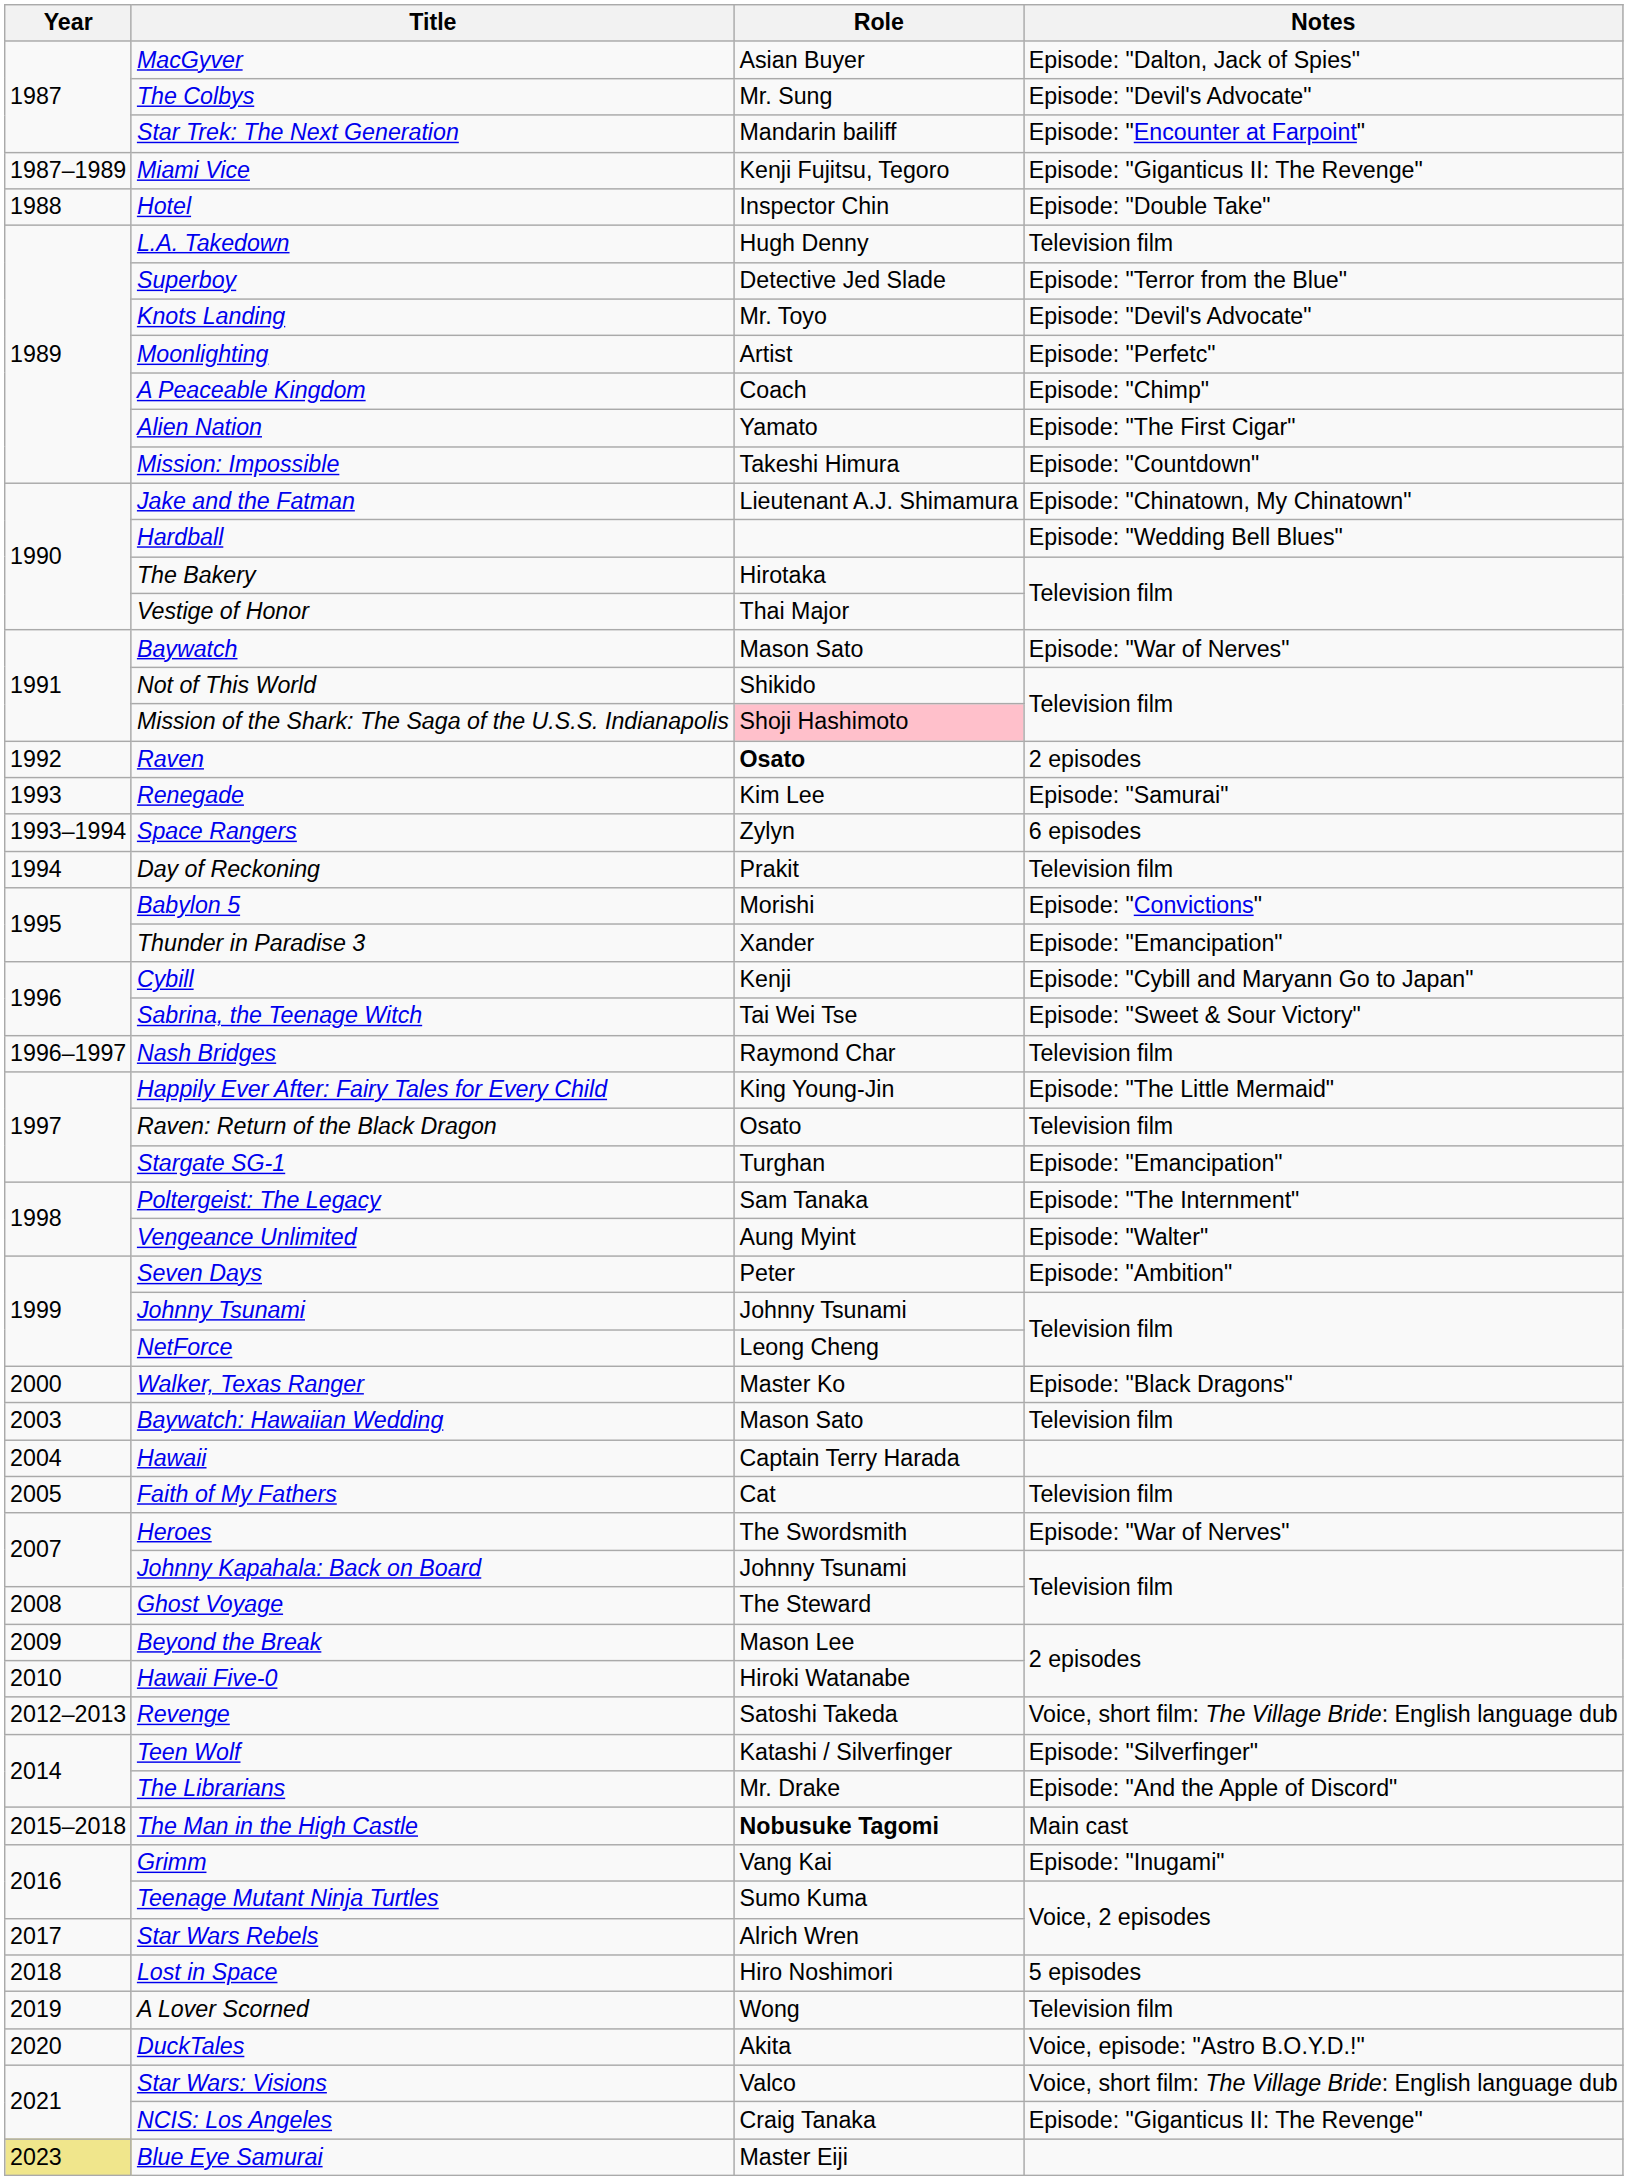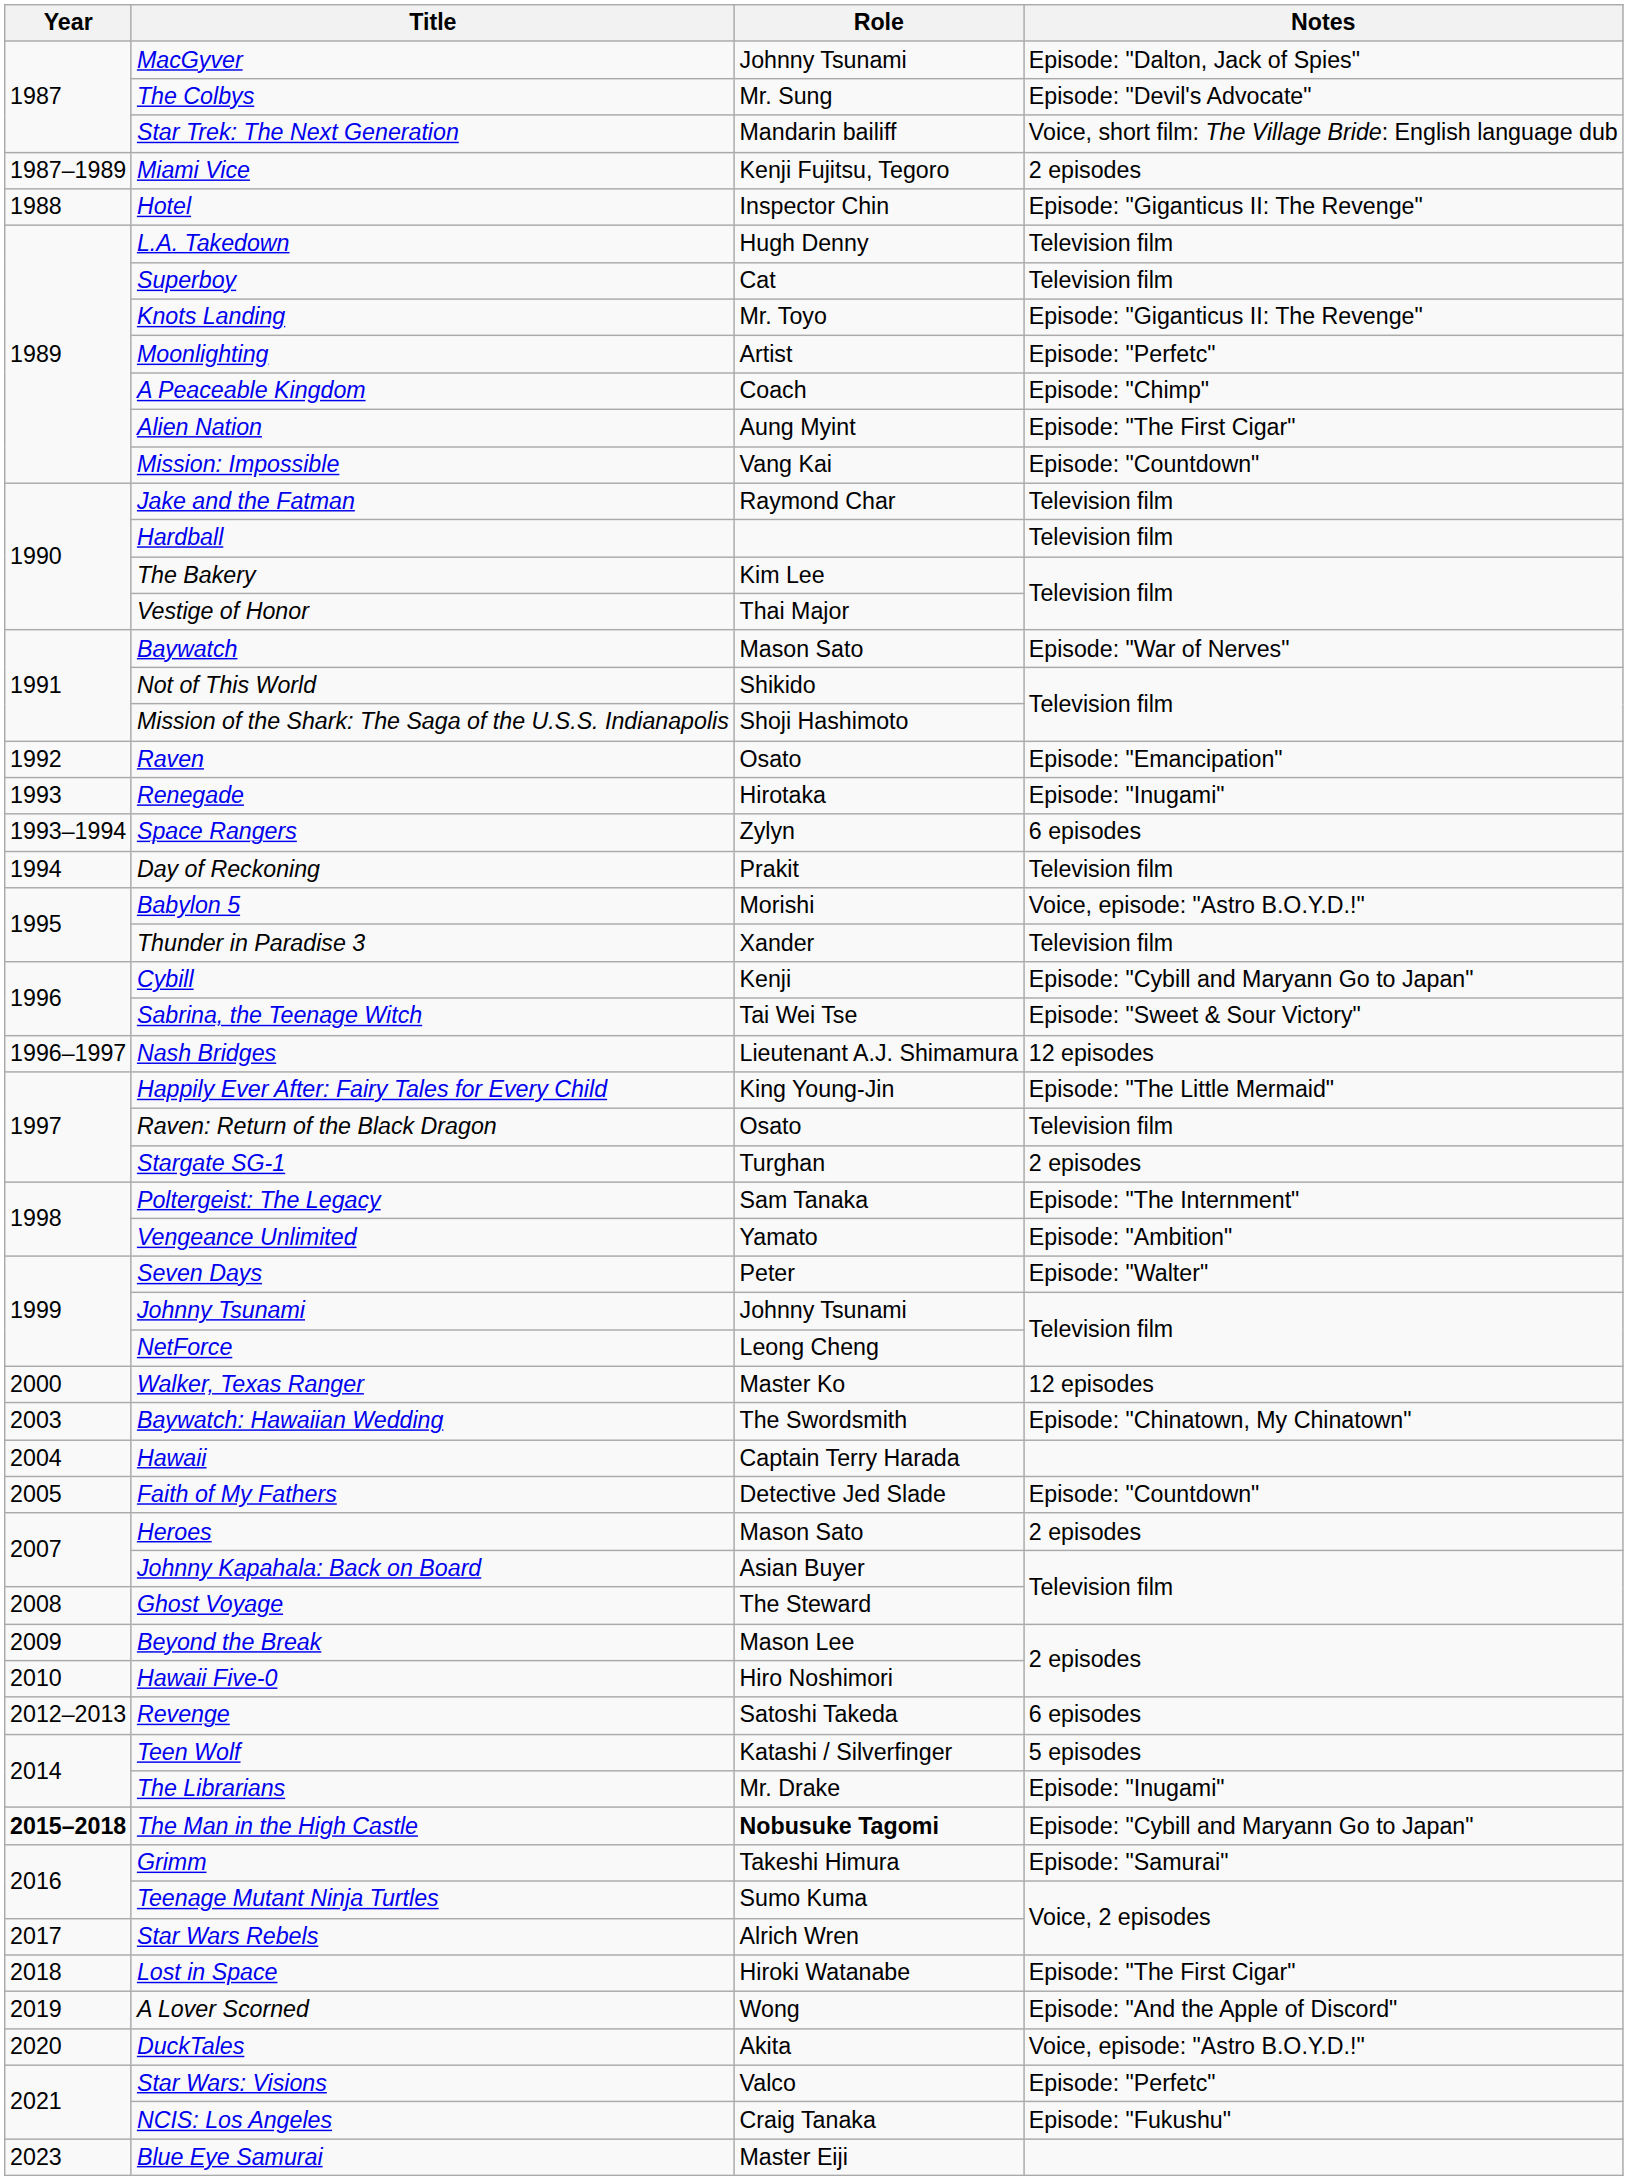(802, 59) Asian Buyer -> (823, 59) Johnny Tsunami
(1197, 133) Episode: "Encounter at Farpoint" -> (1323, 133) Voice, short film: The Village Bride: English language dub
(1226, 170) Episode: "Giganticus II: The Revenge" -> (1085, 170) 2 episodes
(1150, 206) Episode: "Double Take" -> (1226, 206) Episode: "Giganticus II: The Revenge"
(843, 280) Detective Jed Slade -> (758, 280) Cat
(1188, 280) Episode: "Terror from the Blue" -> (1101, 280) Television film
(1170, 317) Episode: "Devil's Advocate" -> (1226, 317) Episode: "Giganticus II: The Revenge"
(779, 427) Yamato -> (798, 427) Aung Myint
(819, 464) Takeshi Himura -> (786, 464) Vang Kai
(879, 501) Lieutenant A.J. Shimamura -> (818, 501) Raymond Char
(1220, 501) Episode: "Chinatown, My Chinatown" -> (1101, 501) Television film
(1186, 538) Episode: "Wedding Bell Blues" -> (1101, 538) Television film
(783, 574) Hirotaka -> (782, 574) Kim Lee
(824, 721) pink background -> (824, 721) no background
(772, 758) bold -> (770, 758) normal
(1085, 758) 2 episodes -> (1156, 758) Episode: "Emancipation"
(782, 795) Kim Lee -> (783, 795) Hirotaka
(1129, 795) Episode: "Samurai" -> (1127, 795) Episode: "Inugami"
(1145, 905) Episode: "Convictions" -> (1197, 905) Voice, episode: "Astro B.O.Y.D.!"
(1156, 942) Episode: "Emancipation" -> (1101, 942) Television film
(818, 1053) Raymond Char -> (879, 1053) Lieutenant A.J. Shimamura
(1101, 1053) Television film -> (1091, 1053) 12 episodes
(1156, 1163) Episode: "Emancipation" -> (1085, 1163) 2 episodes
(798, 1237) Aung Myint -> (779, 1237) Yamato
(1118, 1237) Episode: "Walter" -> (1131, 1237) Episode: "Ambition"
(1131, 1273) Episode: "Ambition" -> (1118, 1273) Episode: "Walter"
(1161, 1384) Episode: "Black Dragons" -> (1091, 1384) 12 episodes
(801, 1421) Mason Sato -> (823, 1421) The Swordsmith
(1101, 1421) Television film -> (1220, 1421) Episode: "Chinatown, My Chinatown"
(758, 1494) Cat -> (843, 1494) Detective Jed Slade
(1101, 1494) Television film -> (1144, 1494) Episode: "Countdown"
(823, 1531) The Swordsmith -> (801, 1531) Mason Sato
(1159, 1531) Episode: "War of Nerves" -> (1085, 1531) 2 episodes
(823, 1568) Johnny Tsunami -> (802, 1568) Asian Buyer
(825, 1678) Hiroki Watanabe -> (816, 1678) Hiro Noshimori
(1323, 1715) Voice, short film: The Village Bride: English language dub -> (1085, 1715) 6 episodes
(1143, 1752) Episode: "Silverfinger" -> (1085, 1752) 5 episodes
(1213, 1788) Episode: "And the Apple of Discord" -> (1127, 1788) Episode: "Inugami"
(68, 1825) normal -> (68, 1825) bold
(1078, 1825) Main cast -> (1251, 1825) Episode: "Cybill and Maryann Go to Japan"
(786, 1862) Vang Kai -> (819, 1862) Takeshi Himura
(1127, 1862) Episode: "Inugami" -> (1129, 1862) Episode: "Samurai"
(816, 1972) Hiro Noshimori -> (825, 1972) Hiroki Watanabe
(1085, 1972) 5 episodes -> (1162, 1972) Episode: "The First Cigar"
(1101, 2009) Television film -> (1213, 2009) Episode: "And the Apple of Discord"
(1323, 2083) Voice, short film: The Village Bride: English language dub -> (1122, 2083) Episode: "Perfetc"
(1226, 2120) Episode: "Giganticus II: The Revenge" -> (1130, 2120) Episode: "Fukushu"
(36, 2156) khaki background -> (36, 2156) no background
